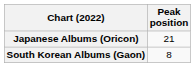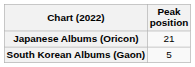(169, 54) 8 -> (169, 54) 5
